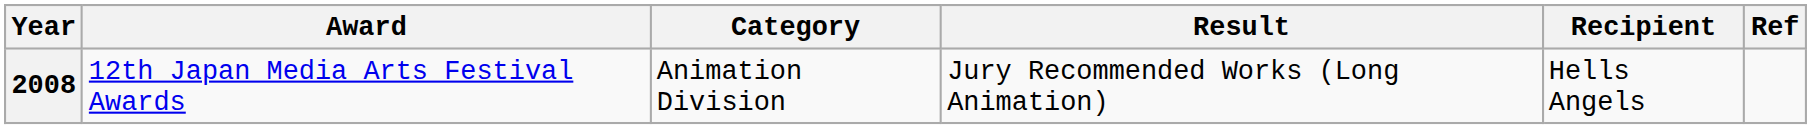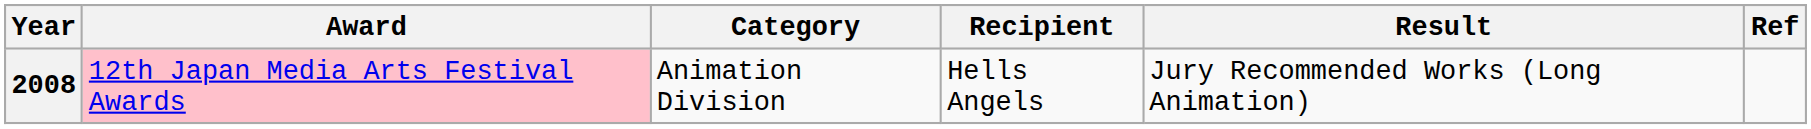columns swapped: (1644, 27) <-> (1242, 27)
(331, 86) no background -> (331, 86) pink background
